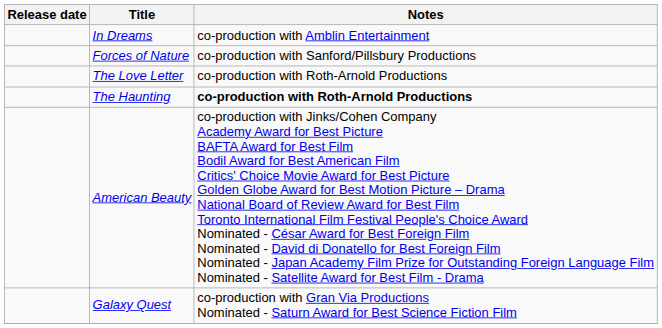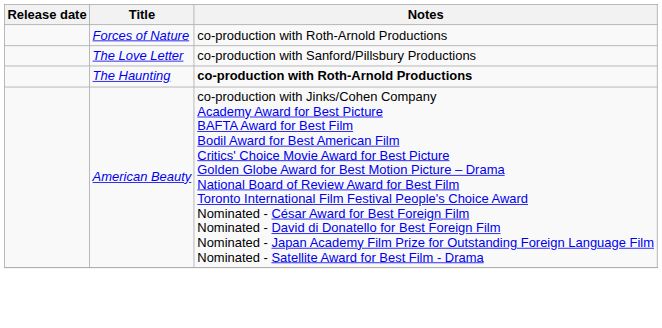- row: (123, 35)
(337, 55) co-production with Sanford/Pillsbury Productions -> (322, 35) co-production with Roth-Arnold Productions
(322, 76) co-production with Roth-Arnold Productions -> (337, 55) co-production with Sanford/Pillsbury Productions
- row: (132, 305)
